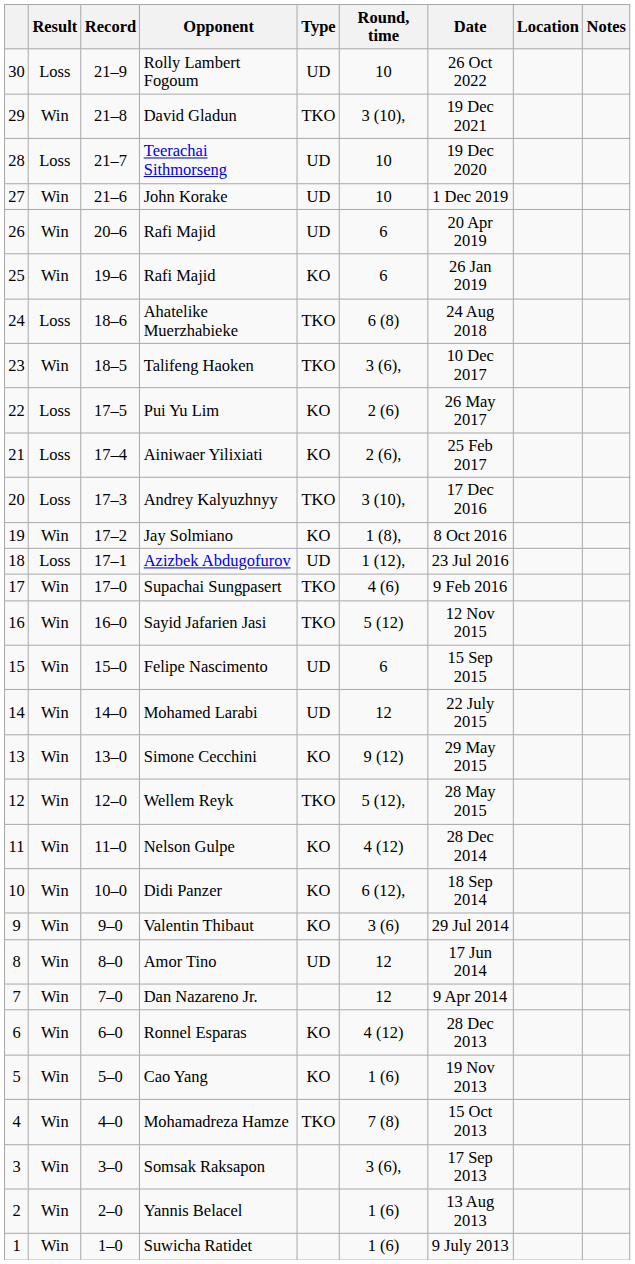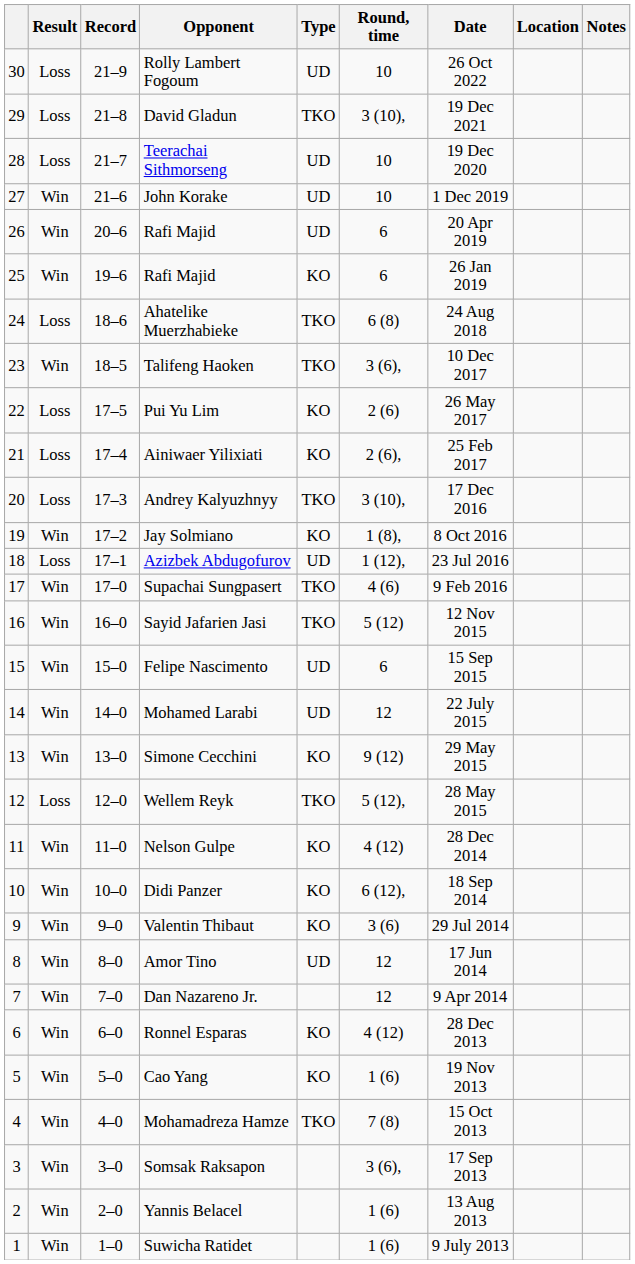(55, 116) Win -> (55, 116) Loss
(55, 801) Win -> (55, 801) Loss
